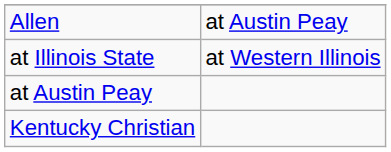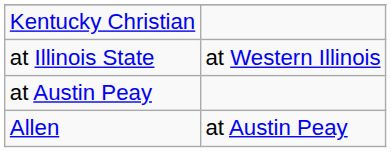rows swapped: (35, 22) <-> (103, 127)
